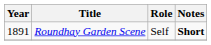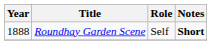(18, 31) 1891 -> (18, 31) 1888
